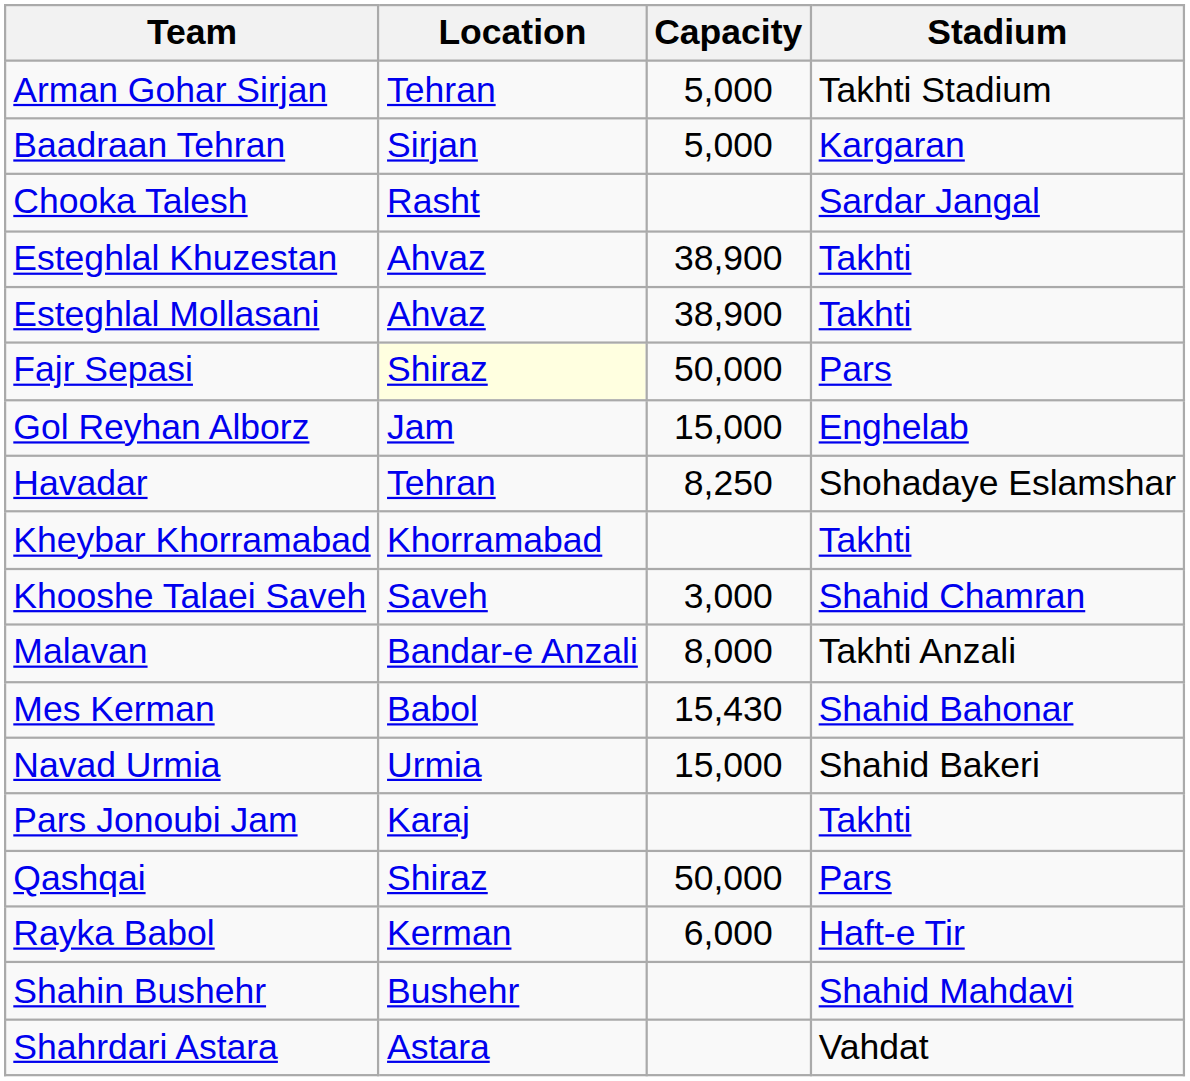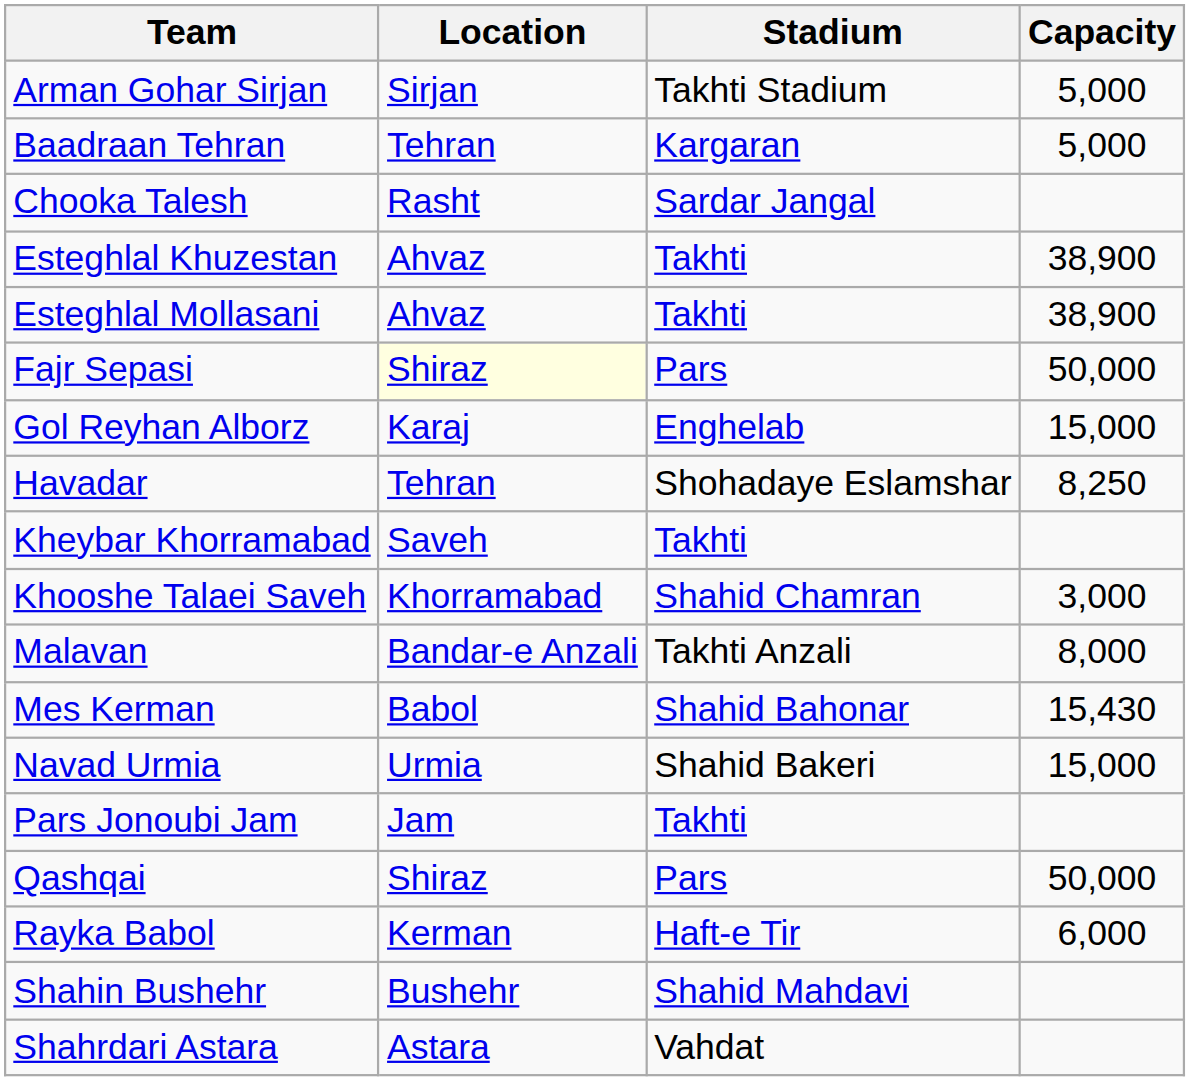columns swapped: (997, 32) <-> (728, 32)
(441, 88) Tehran -> (432, 88) Sirjan
(432, 145) Sirjan -> (441, 145) Tehran
(421, 426) Jam -> (429, 426) Karaj
(495, 539) Khorramabad -> (437, 539) Saveh
(437, 595) Saveh -> (495, 595) Khorramabad
(429, 821) Karaj -> (421, 821) Jam
